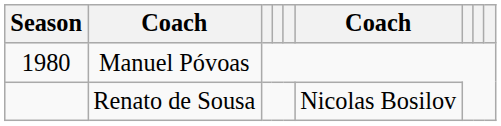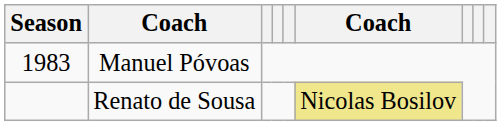(46, 62) 1980 -> (46, 62) 1983
(378, 100) no background -> (378, 100) khaki background
